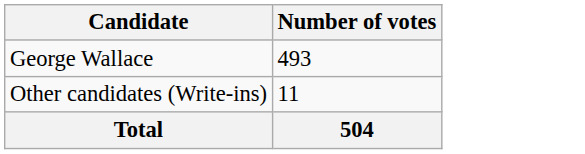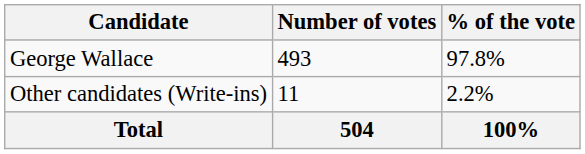+ column: (511, 22)
